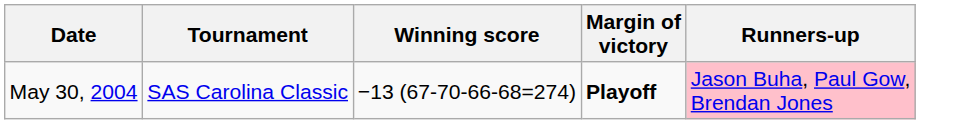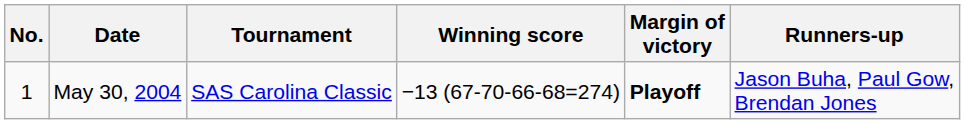+ column: (27, 33)
(801, 90) pink background -> (844, 90) no background
